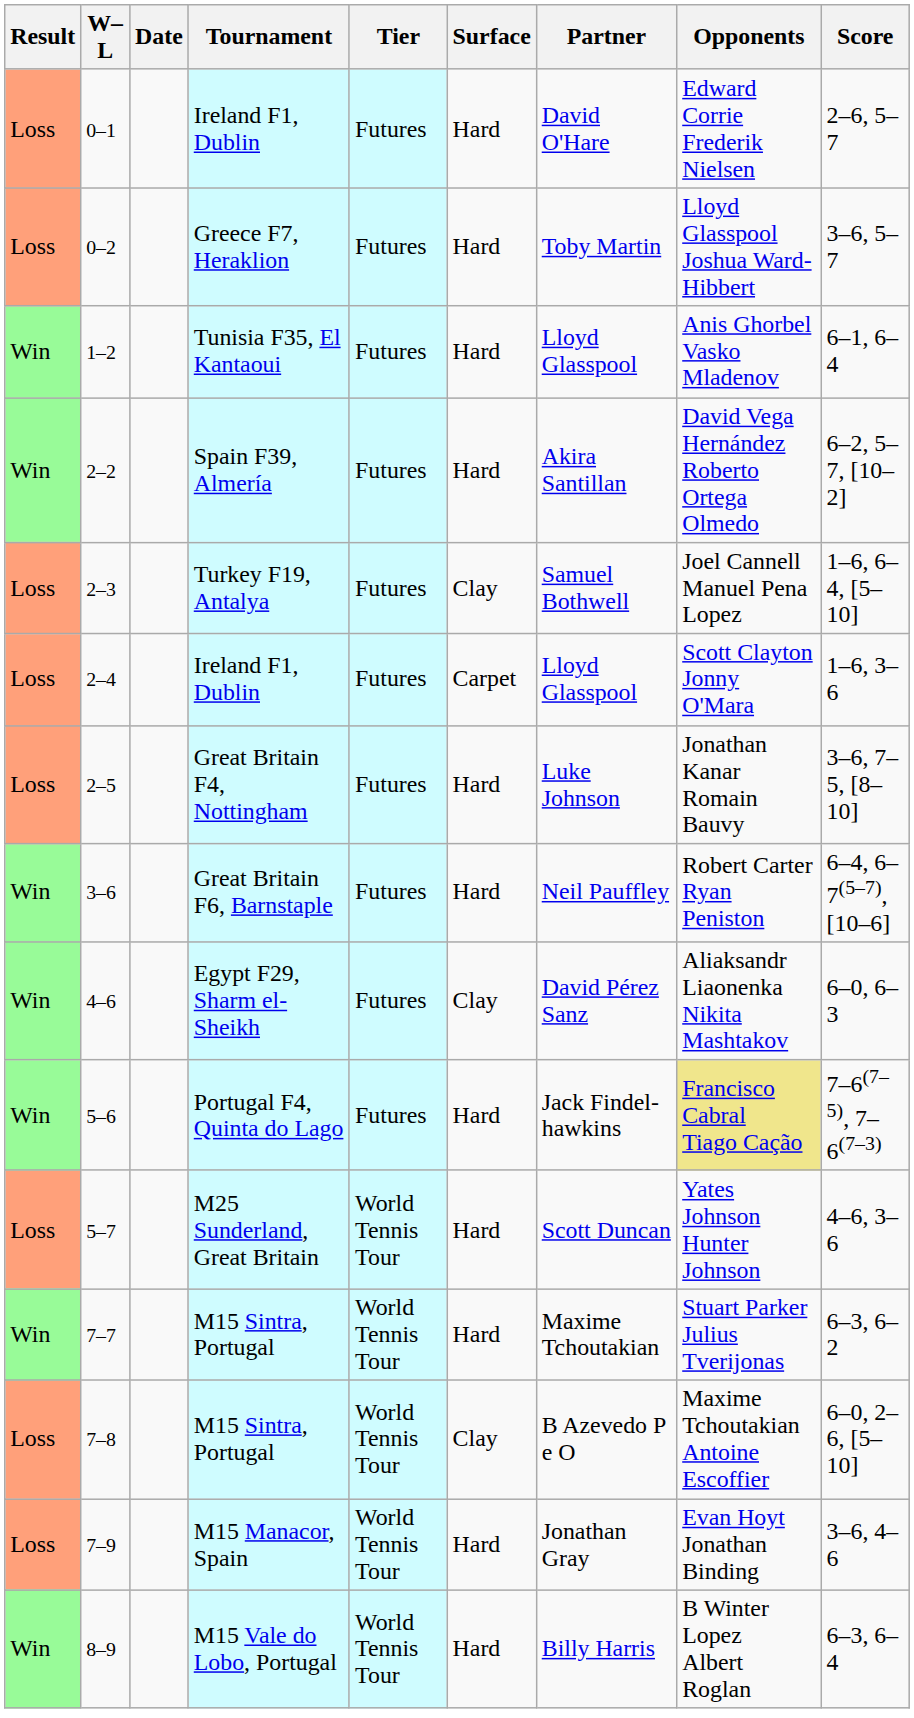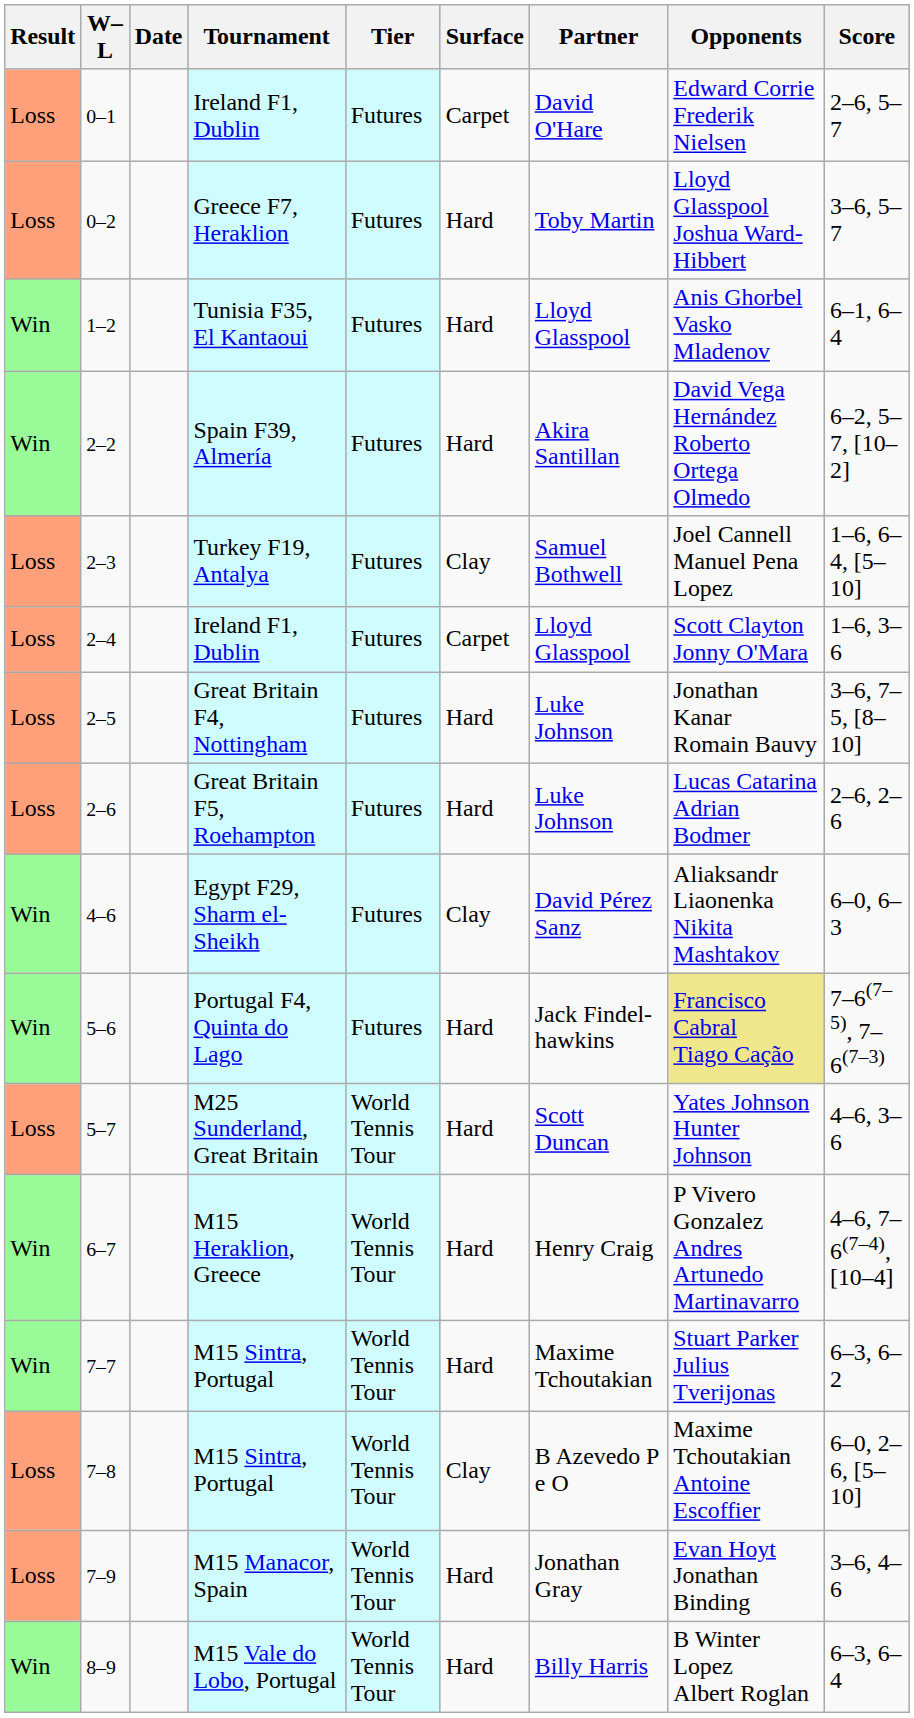(476, 128) Hard -> (477, 114) Carpet
+ row: (101, 810)
- row: (101, 893)
+ row: (101, 1248)
